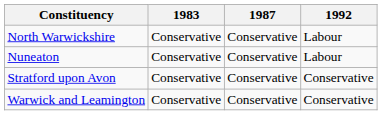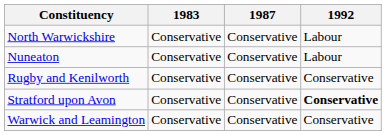+ row: (68, 78)
(339, 78) normal -> (341, 99) bold
